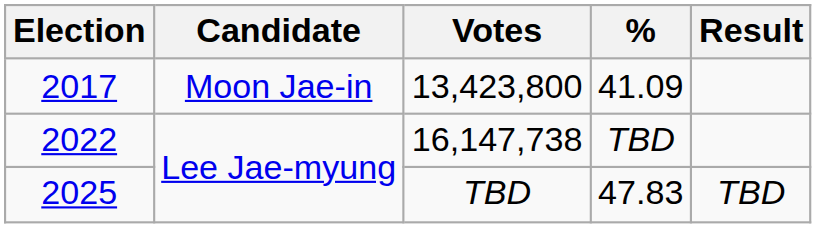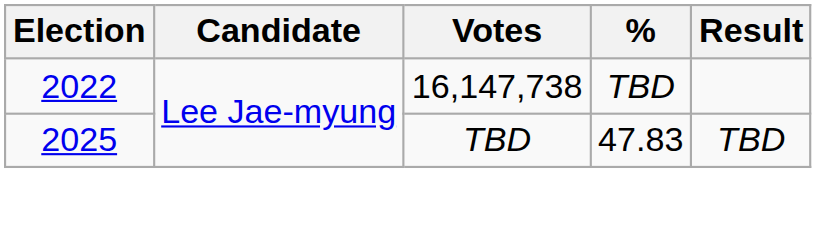- row: (79, 85)
